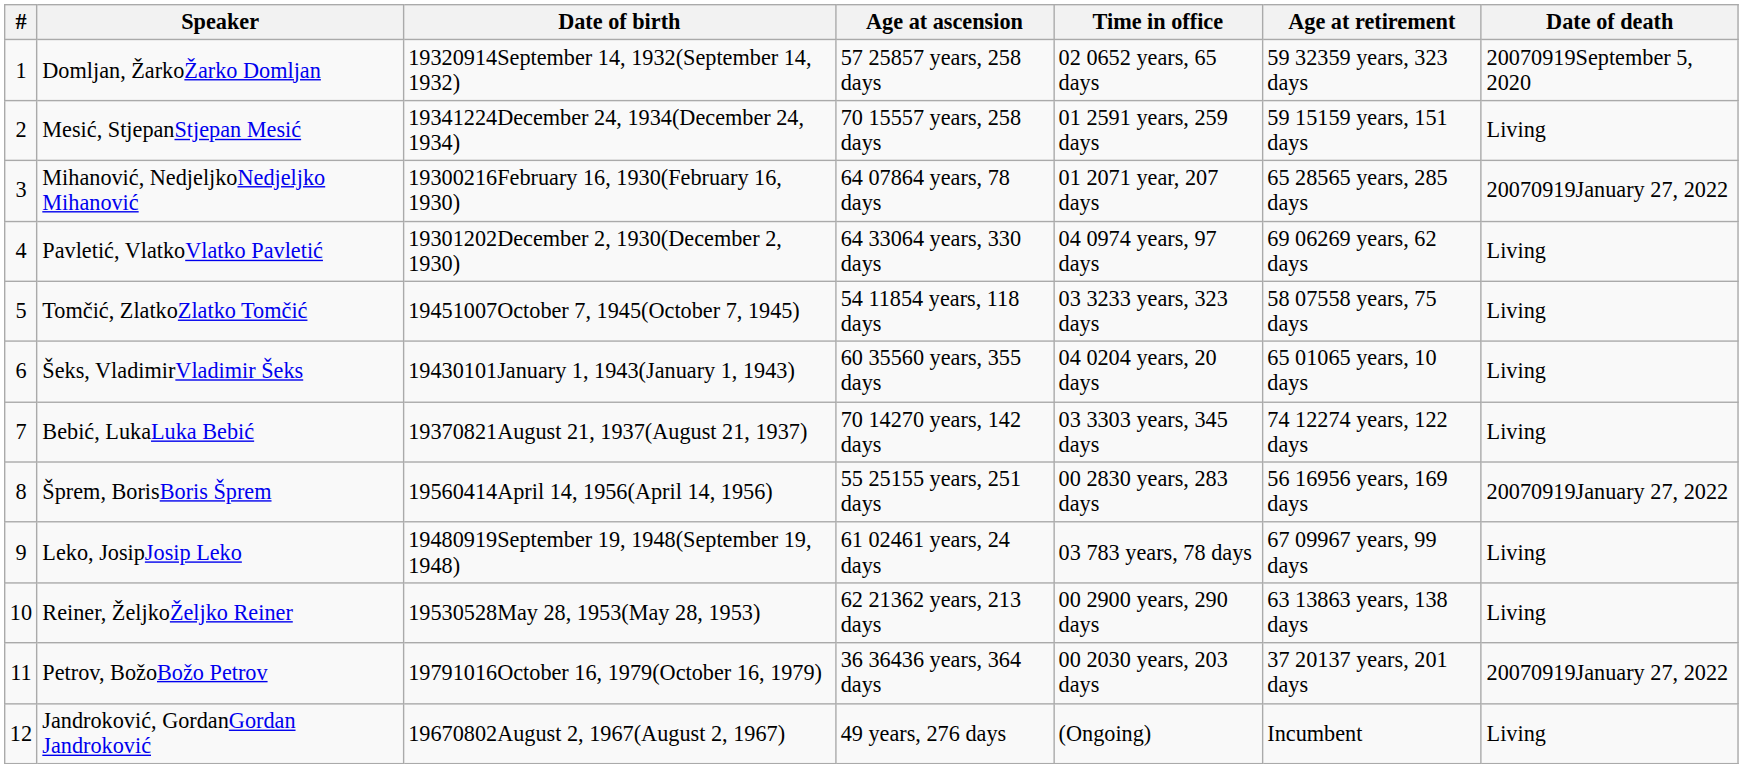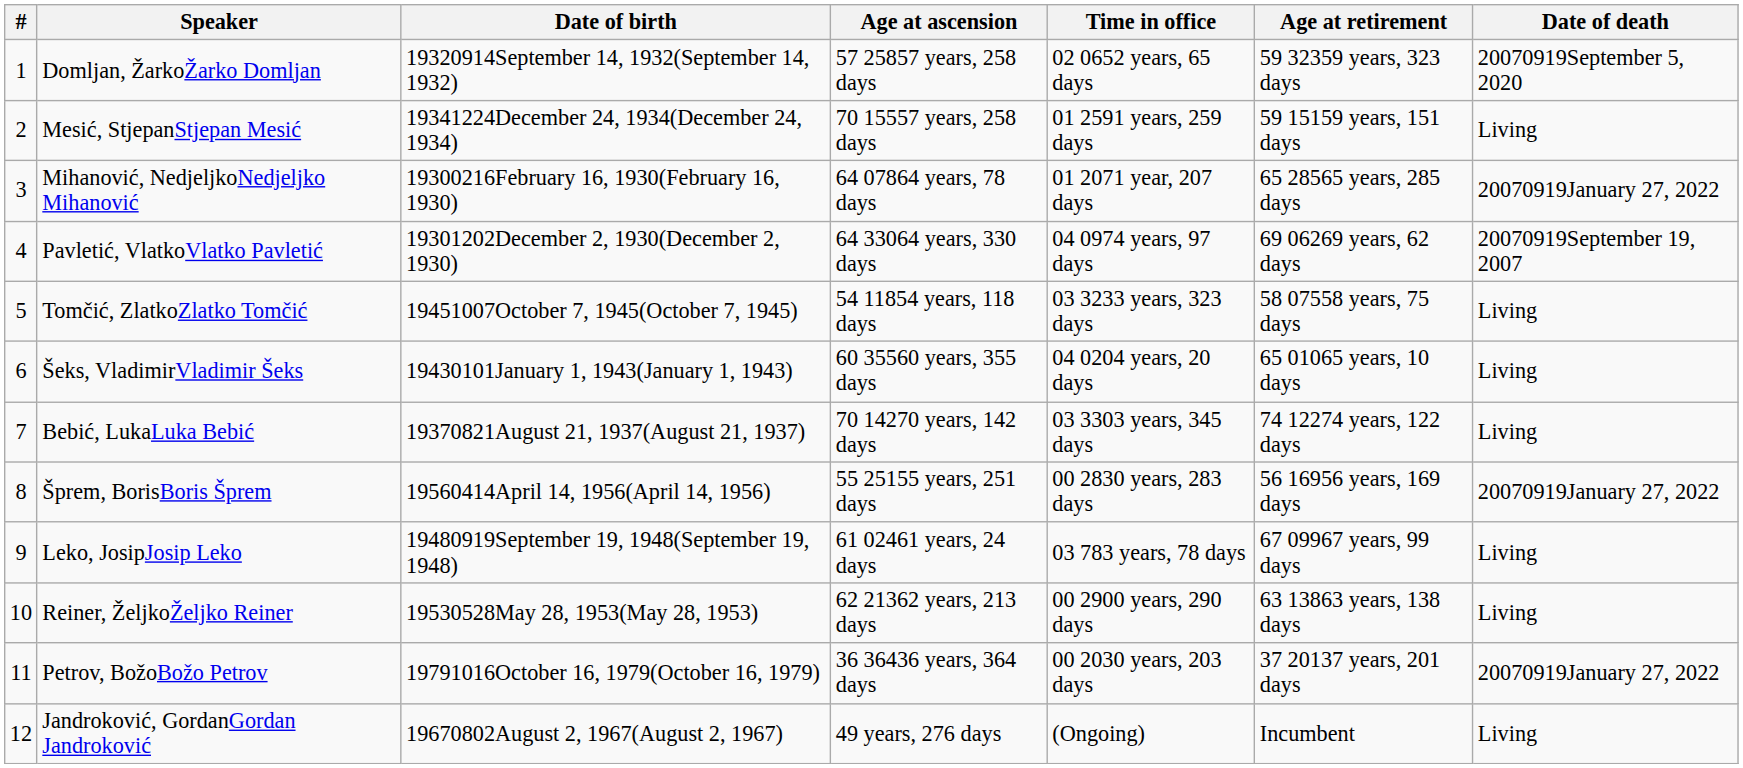(1516, 250) Living -> (1587, 250) 20070919September 19, 2007
